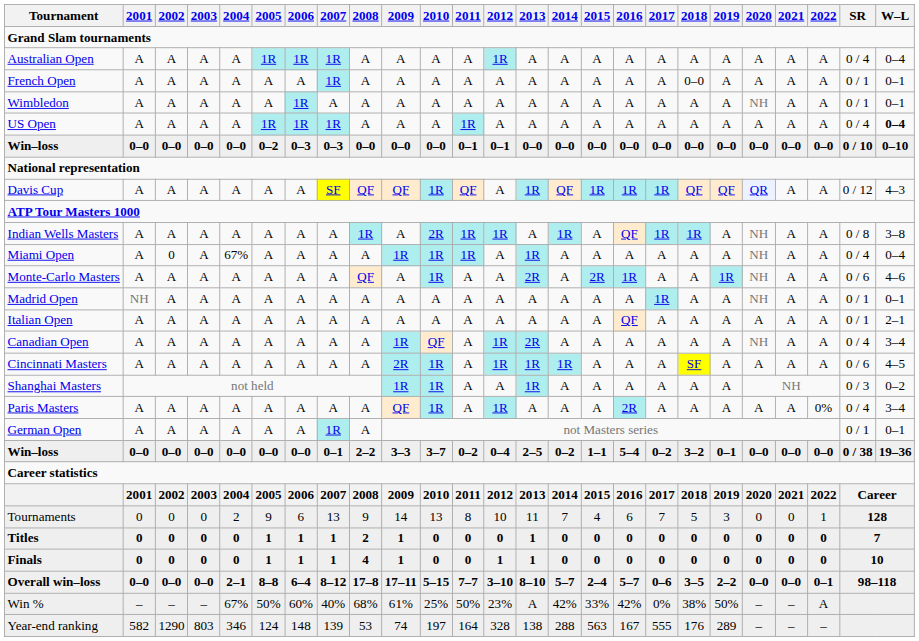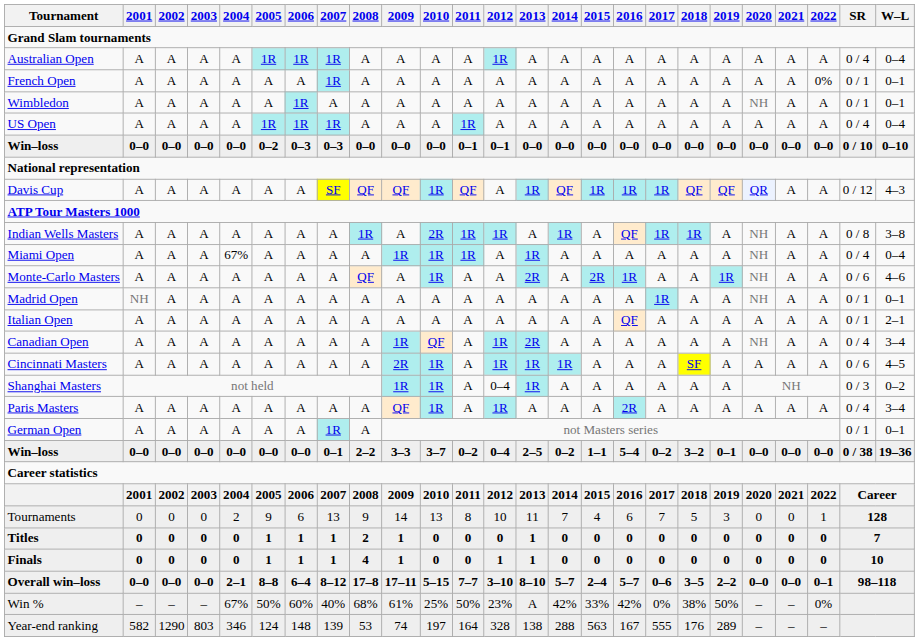(694, 81) 0–0 -> (694, 81) A
(824, 81) A -> (823, 81) 0%
(895, 124) bold -> (895, 124) normal
(172, 255) 0 -> (172, 255) A
(500, 386) A -> (500, 386) 0–4
(823, 407) 0% -> (824, 407) A
(824, 604) A -> (823, 604) 0%
